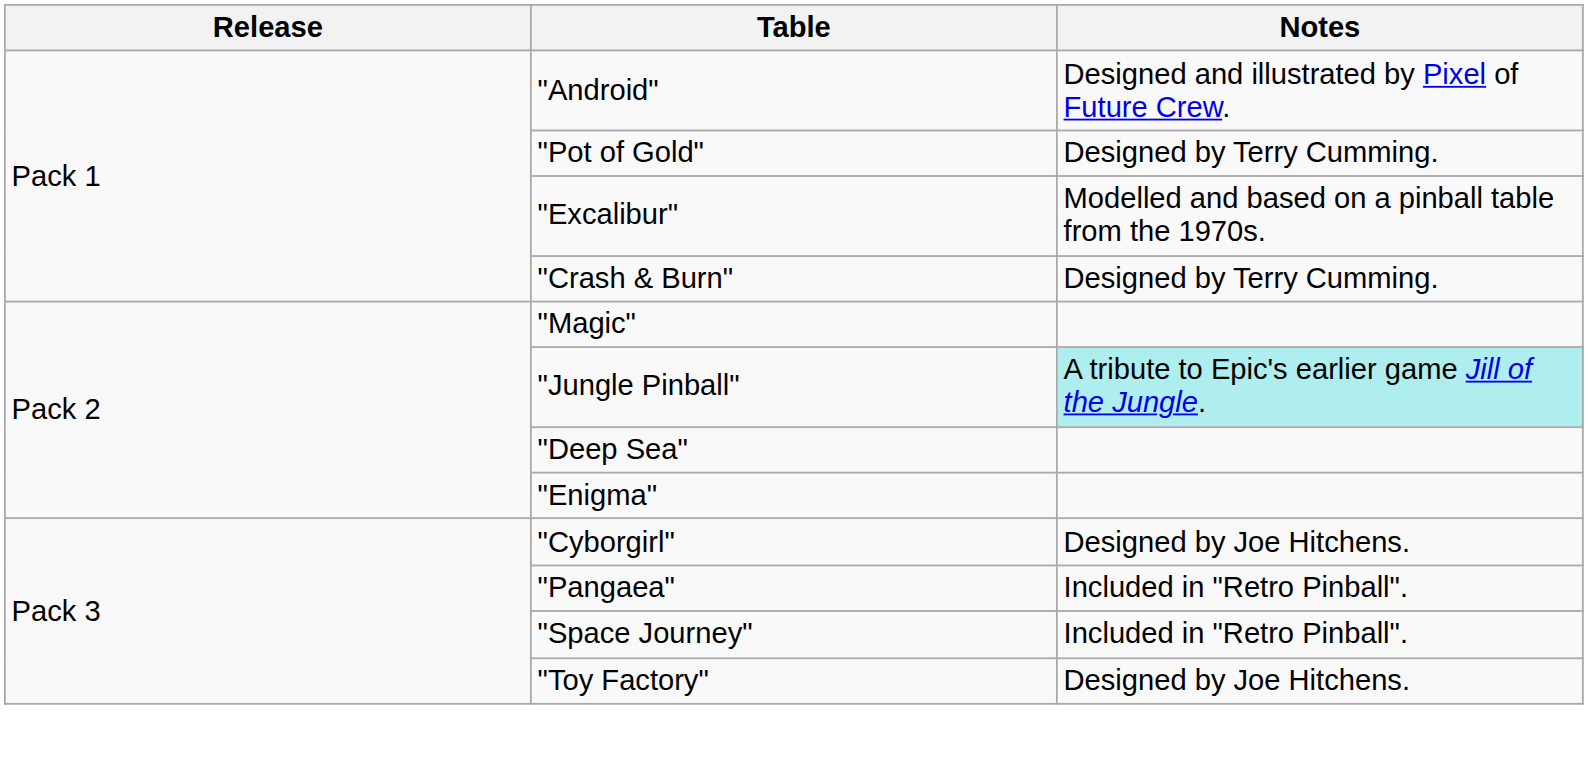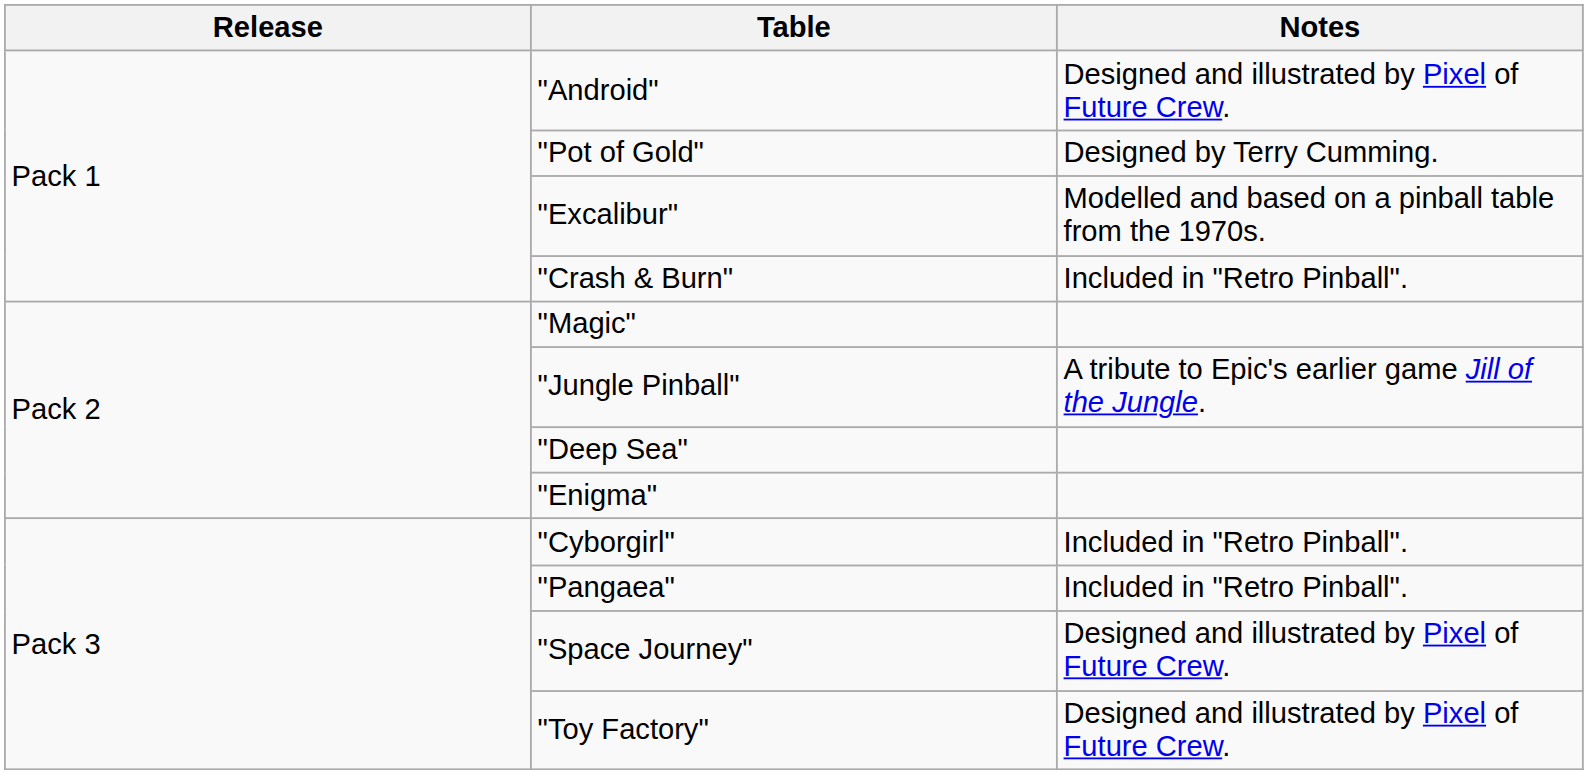(1251, 277) Designed by Terry Cumming. -> (1236, 277) Included in "Retro Pinball".
(1298, 386) paleturquoise background -> (1298, 386) no background
(1237, 541) Designed by Joe Hitchens. -> (1236, 541) Included in "Retro Pinball".
(1236, 633) Included in "Retro Pinball". -> (1291, 650) Designed and illustrated by Pixel of Future Crew.
(1237, 680) Designed by Joe Hitchens. -> (1291, 729) Designed and illustrated by Pixel of Future Crew.
